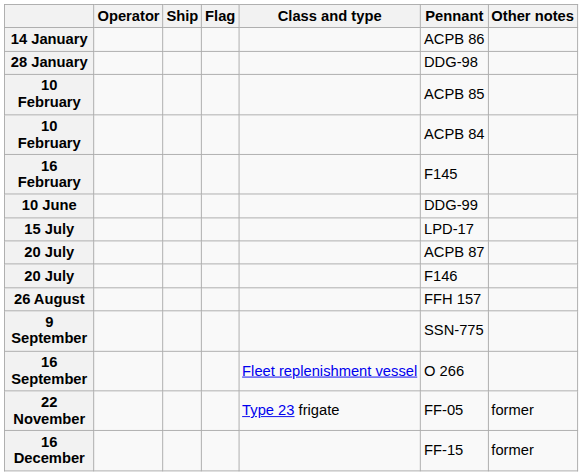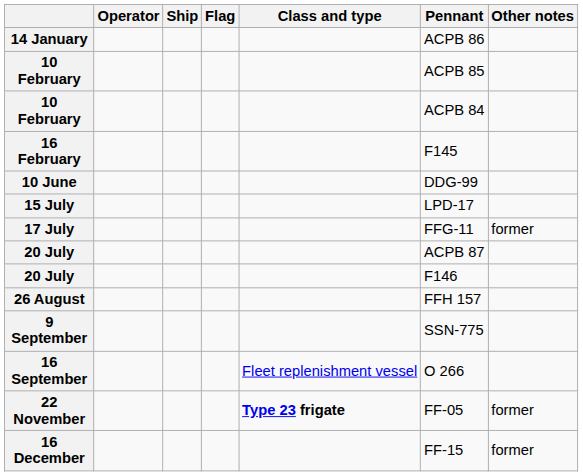- row: (49, 62)
+ row: (49, 229)
(291, 410) normal -> (294, 410) bold
